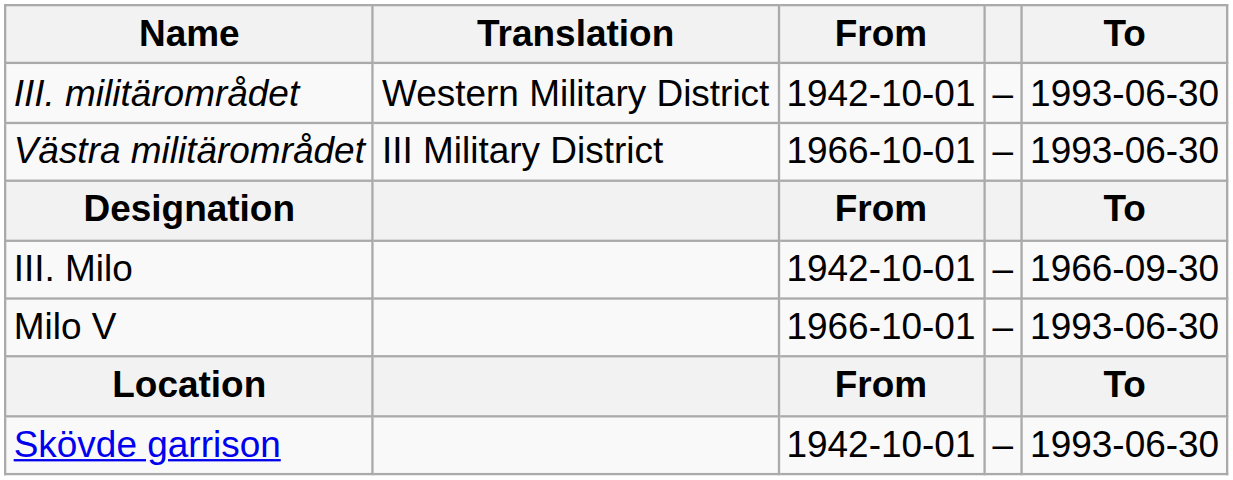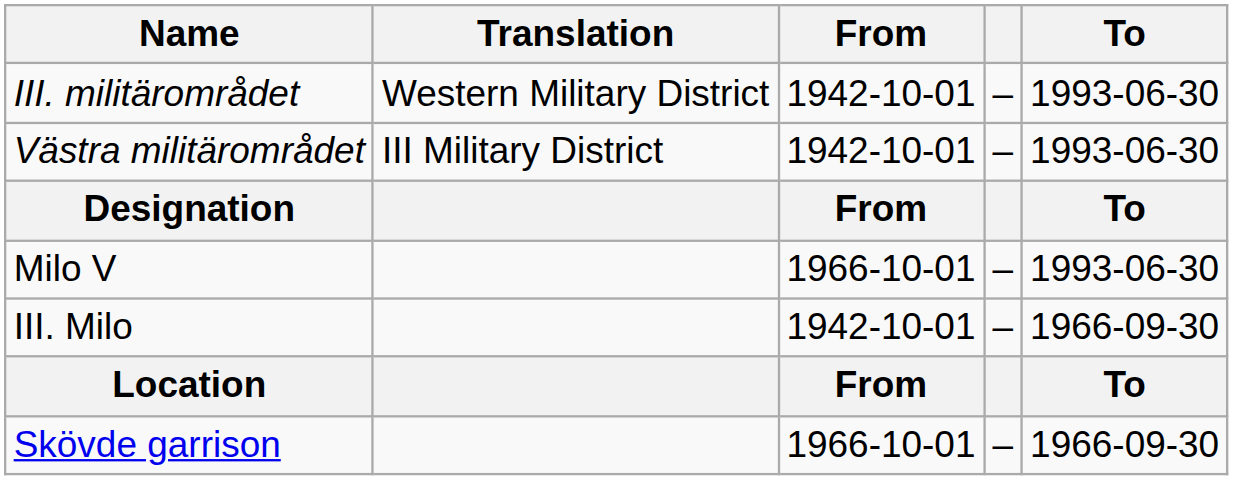(881, 151) 1966-10-01 -> (881, 151) 1942-10-01
rows swapped: (73, 268) <-> (65, 326)
(881, 444) 1942-10-01 -> (881, 444) 1966-10-01
(1125, 444) 1993-06-30 -> (1125, 444) 1966-09-30
